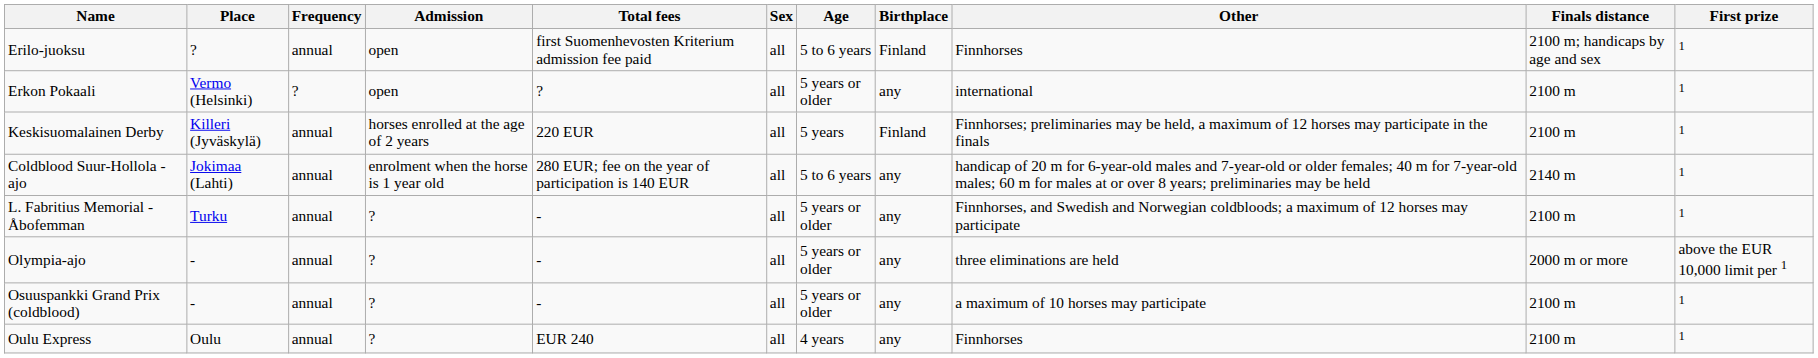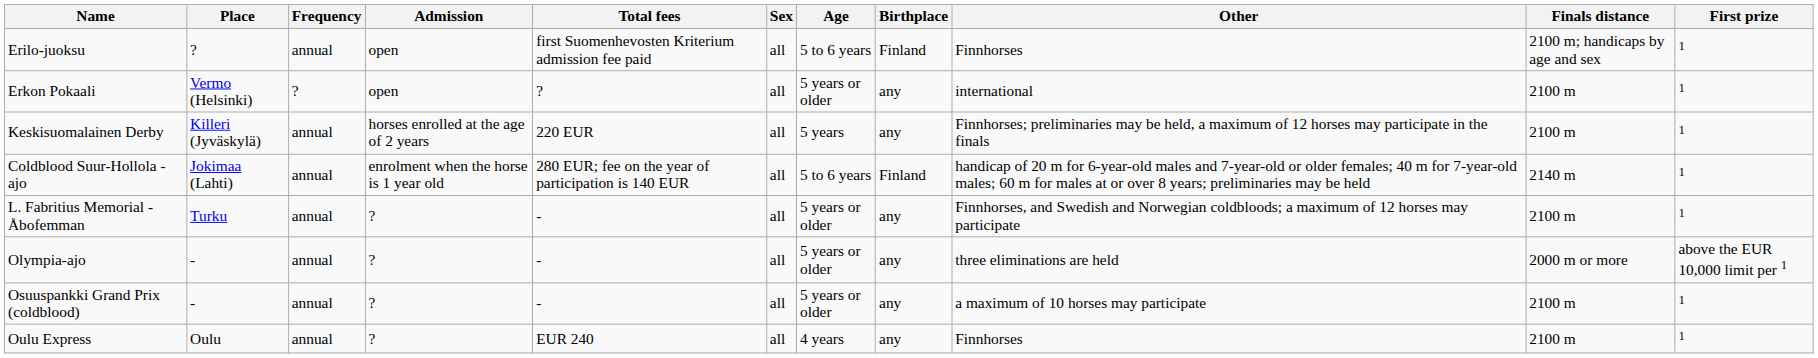(903, 132) Finland -> (890, 132) any
(890, 174) any -> (903, 174) Finland
